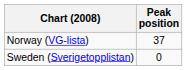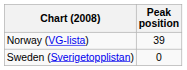(159, 40) 37 -> (159, 40) 39
